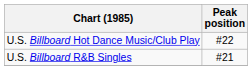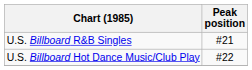rows swapped: (69, 57) <-> (103, 40)
